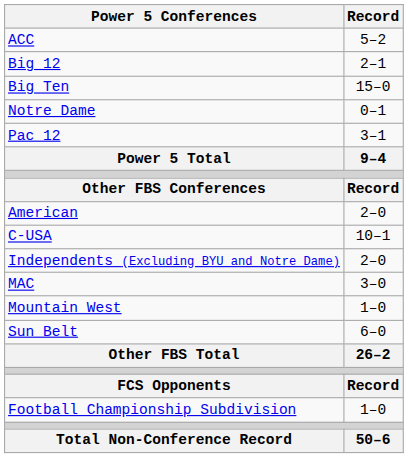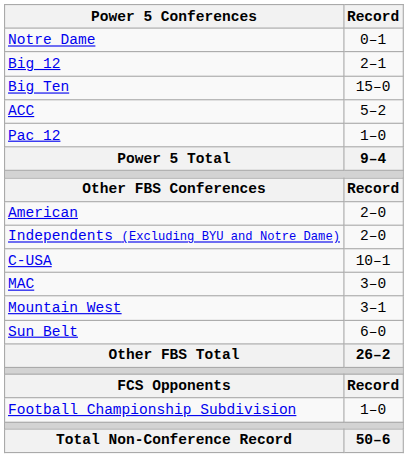rows swapped: (21, 40) <-> (52, 111)
(373, 135) 3–1 -> (373, 135) 1–0
rows swapped: (30, 237) <-> (174, 261)
(373, 308) 1–0 -> (373, 308) 3–1
